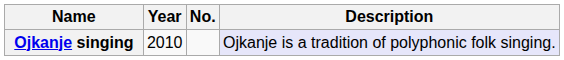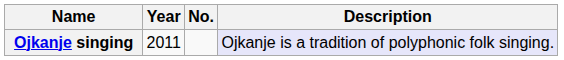(165, 42) 2010 -> (164, 42) 2011
